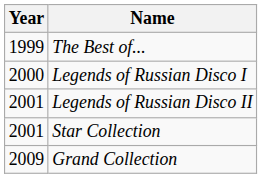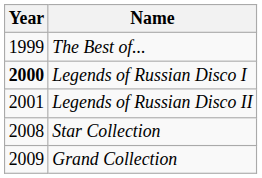(26, 74) normal -> (26, 74) bold
(26, 131) 2001 -> (26, 131) 2008
